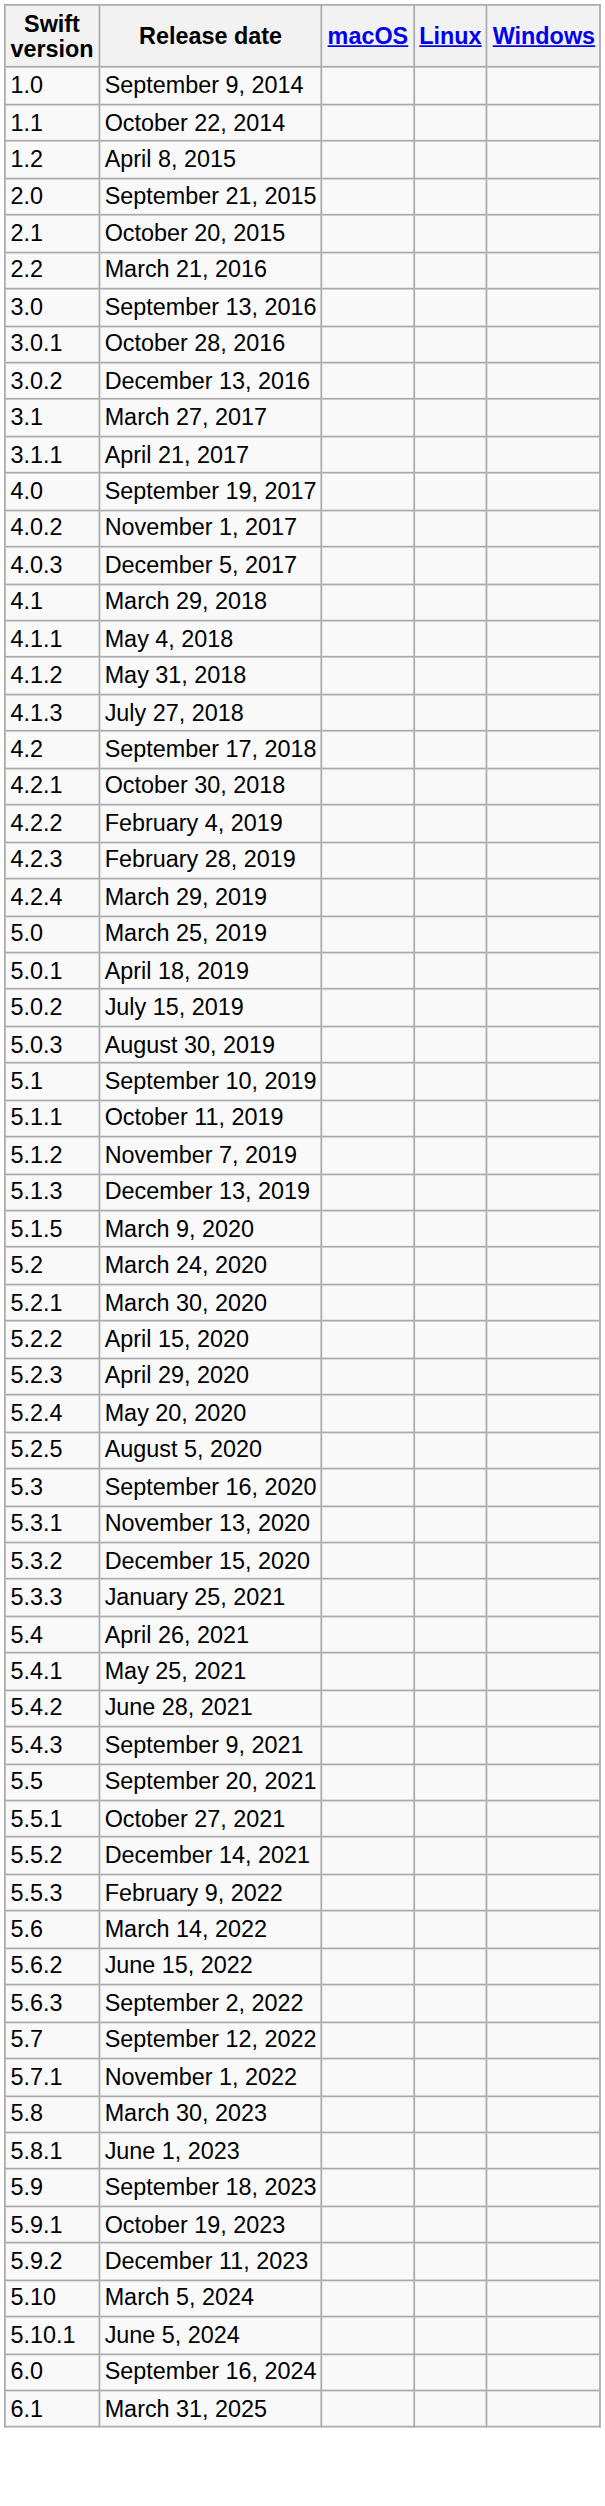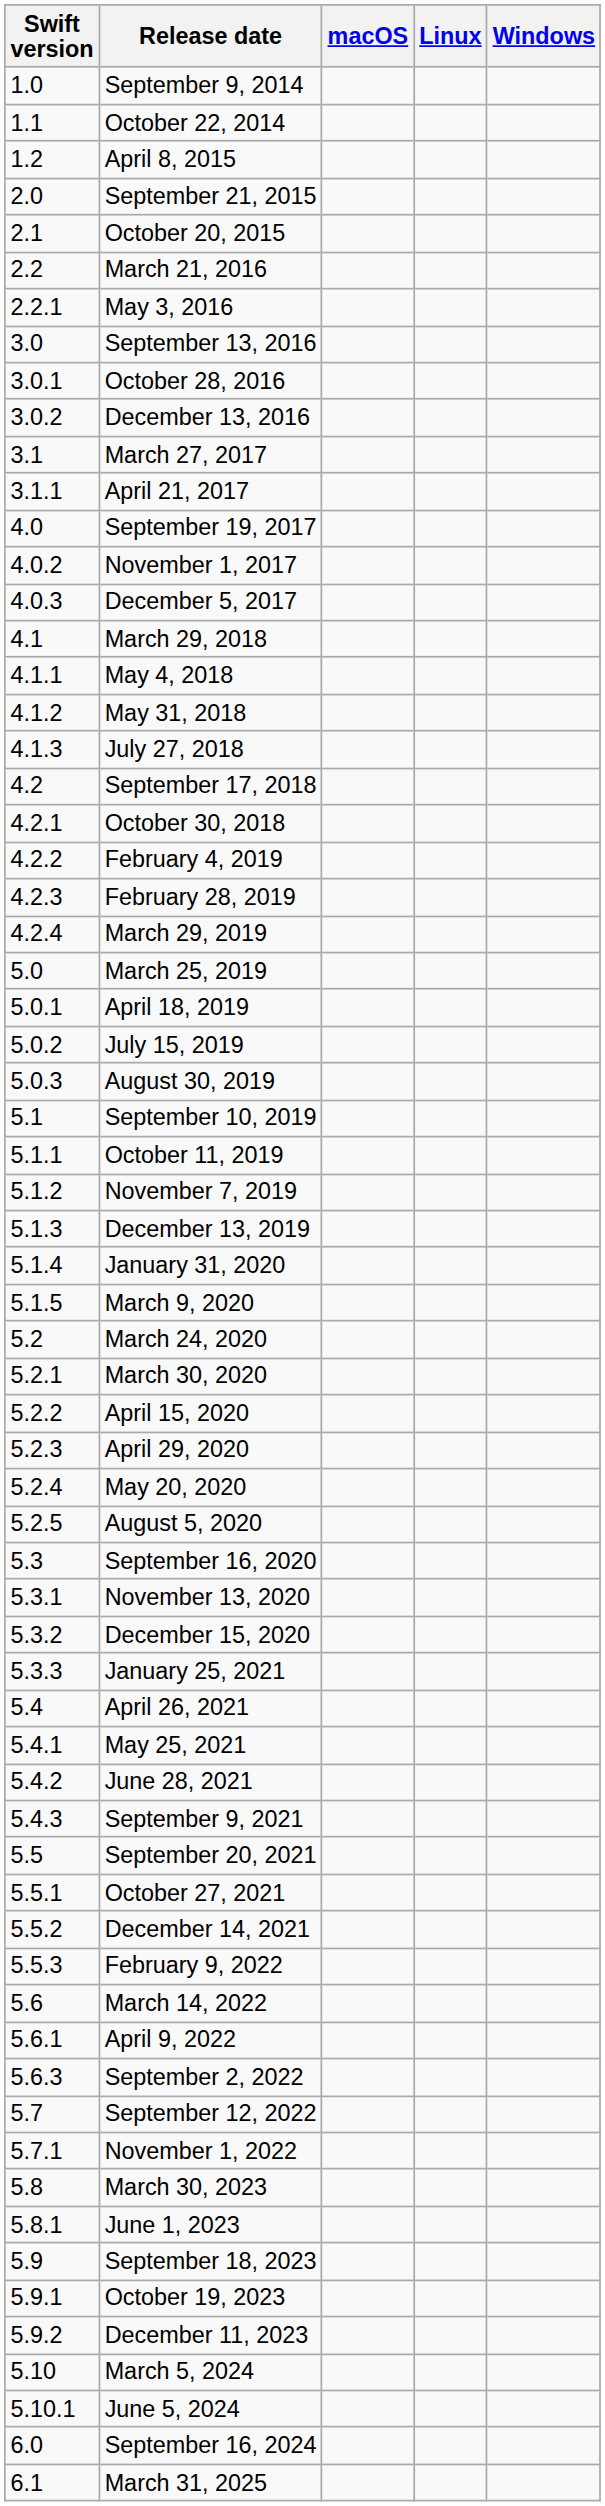+ row: (169, 307)
+ row: (195, 1265)
+ row: (170, 2040)
- row: (179, 1966)
